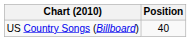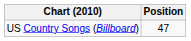(163, 28) 40 -> (163, 28) 47
